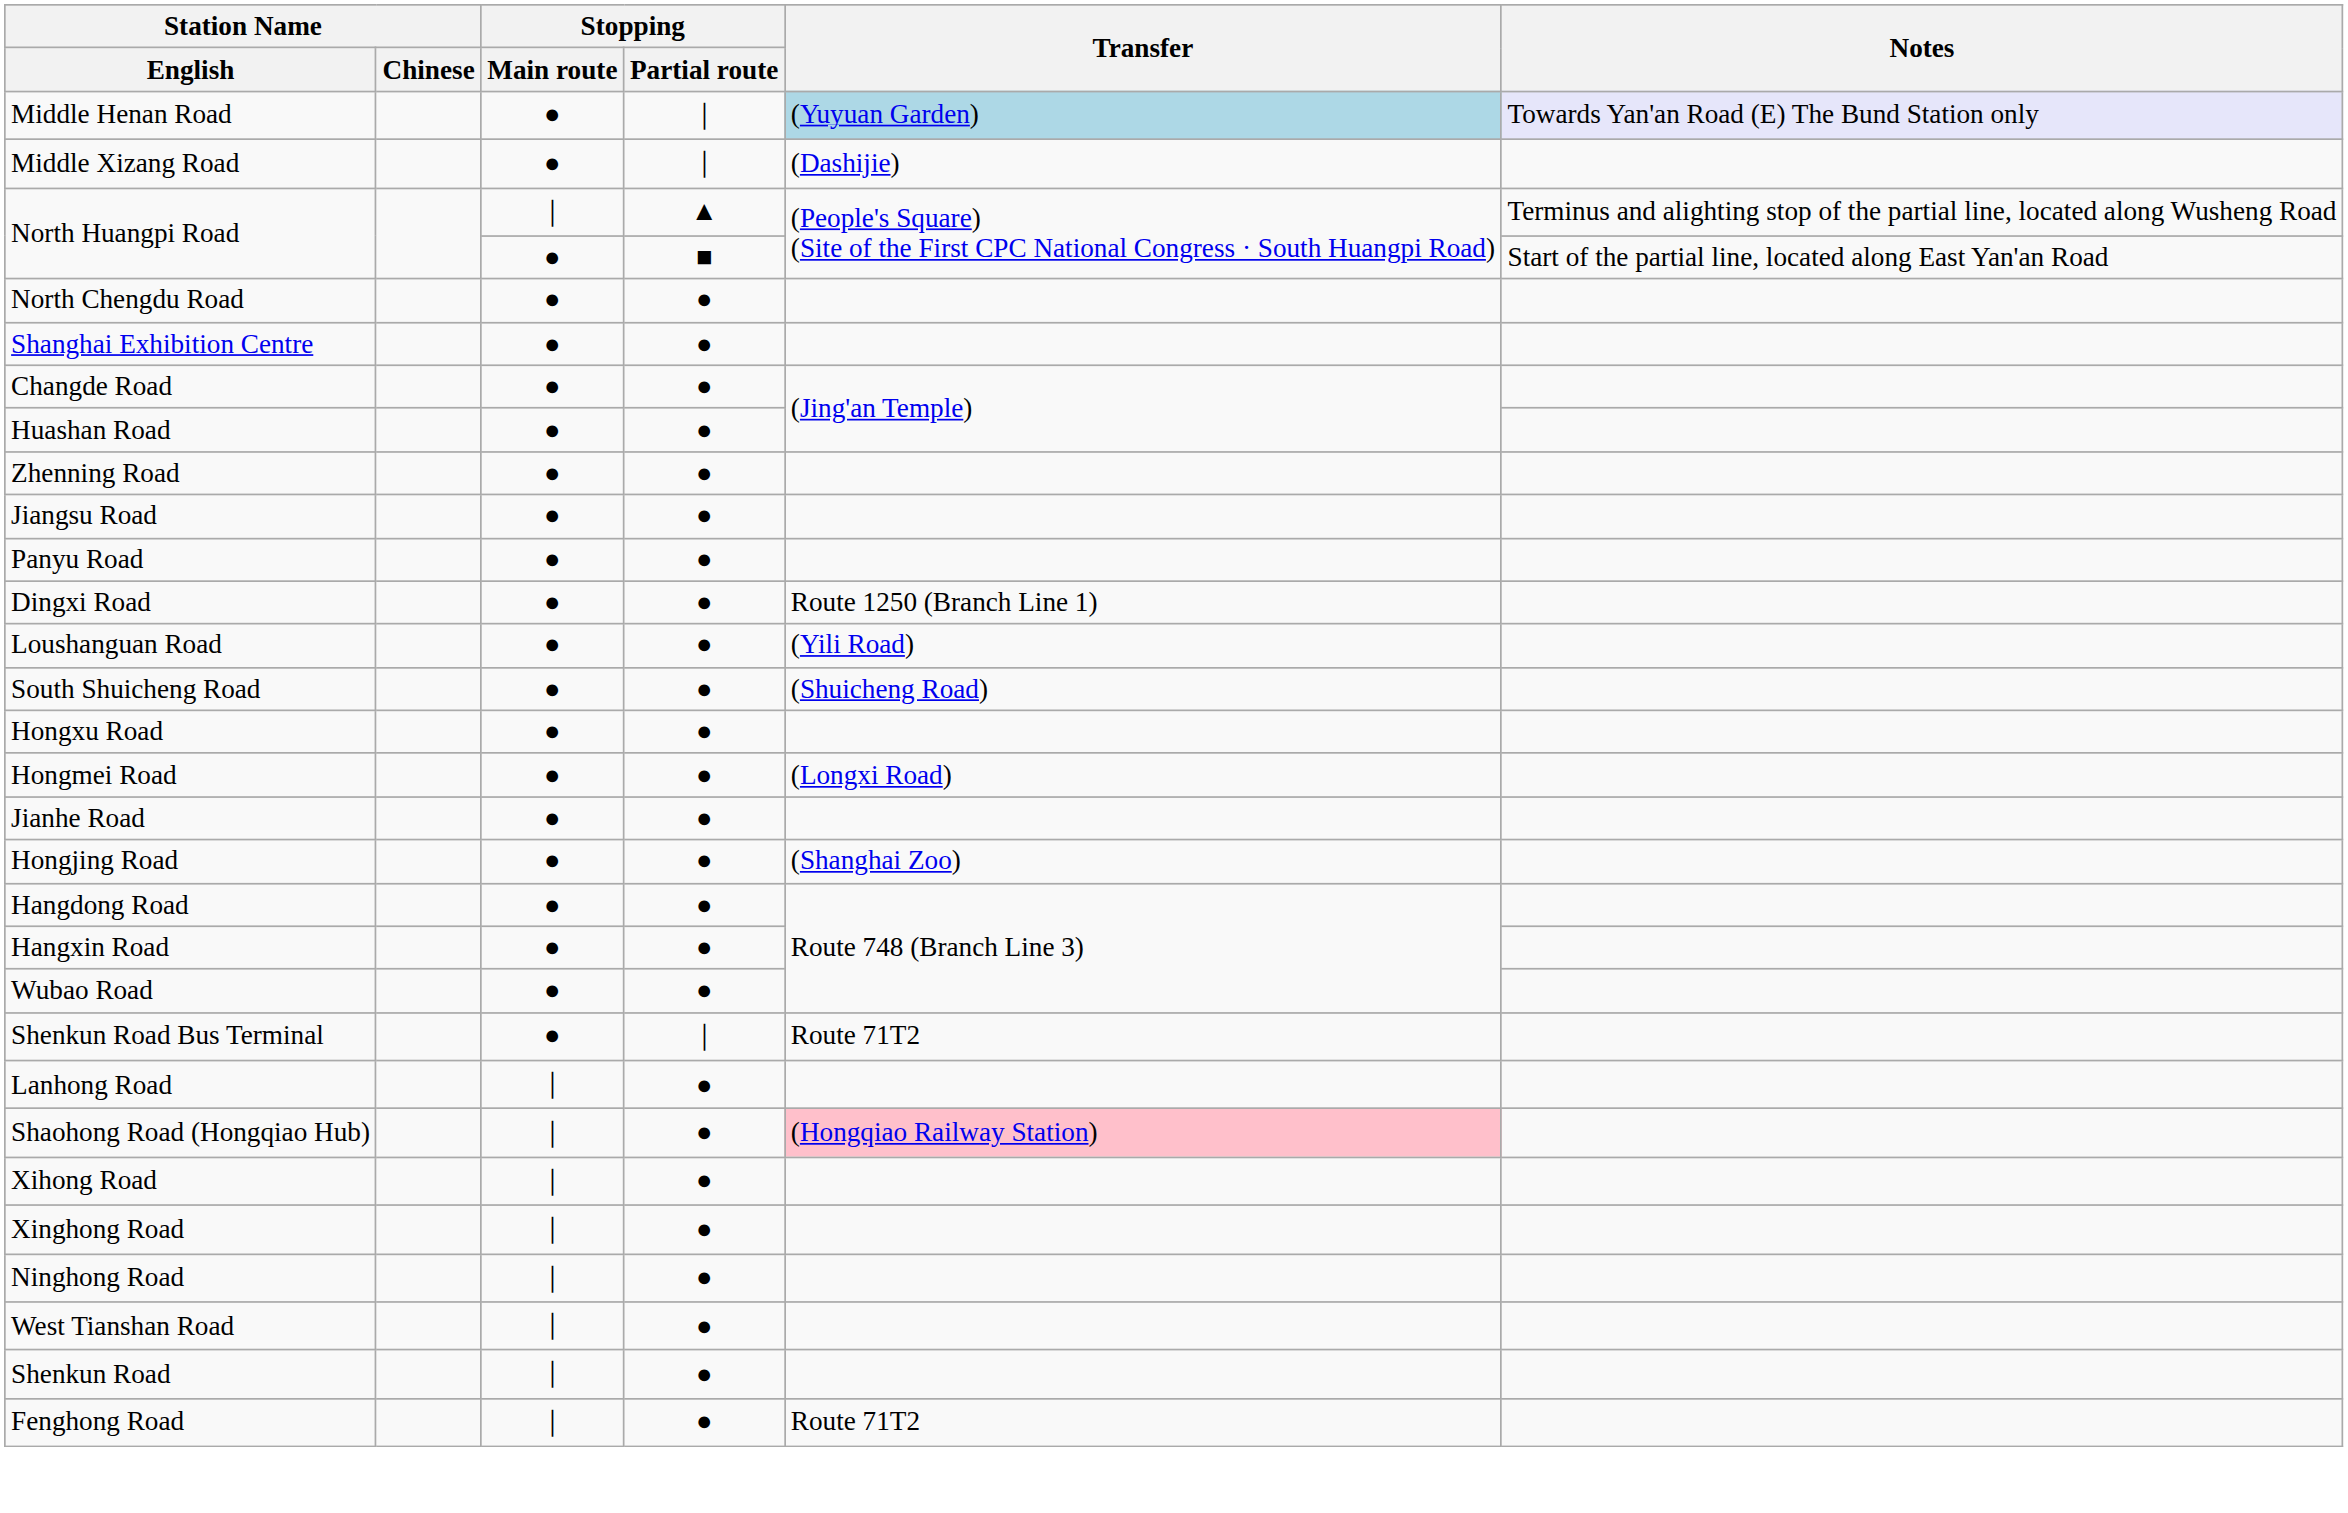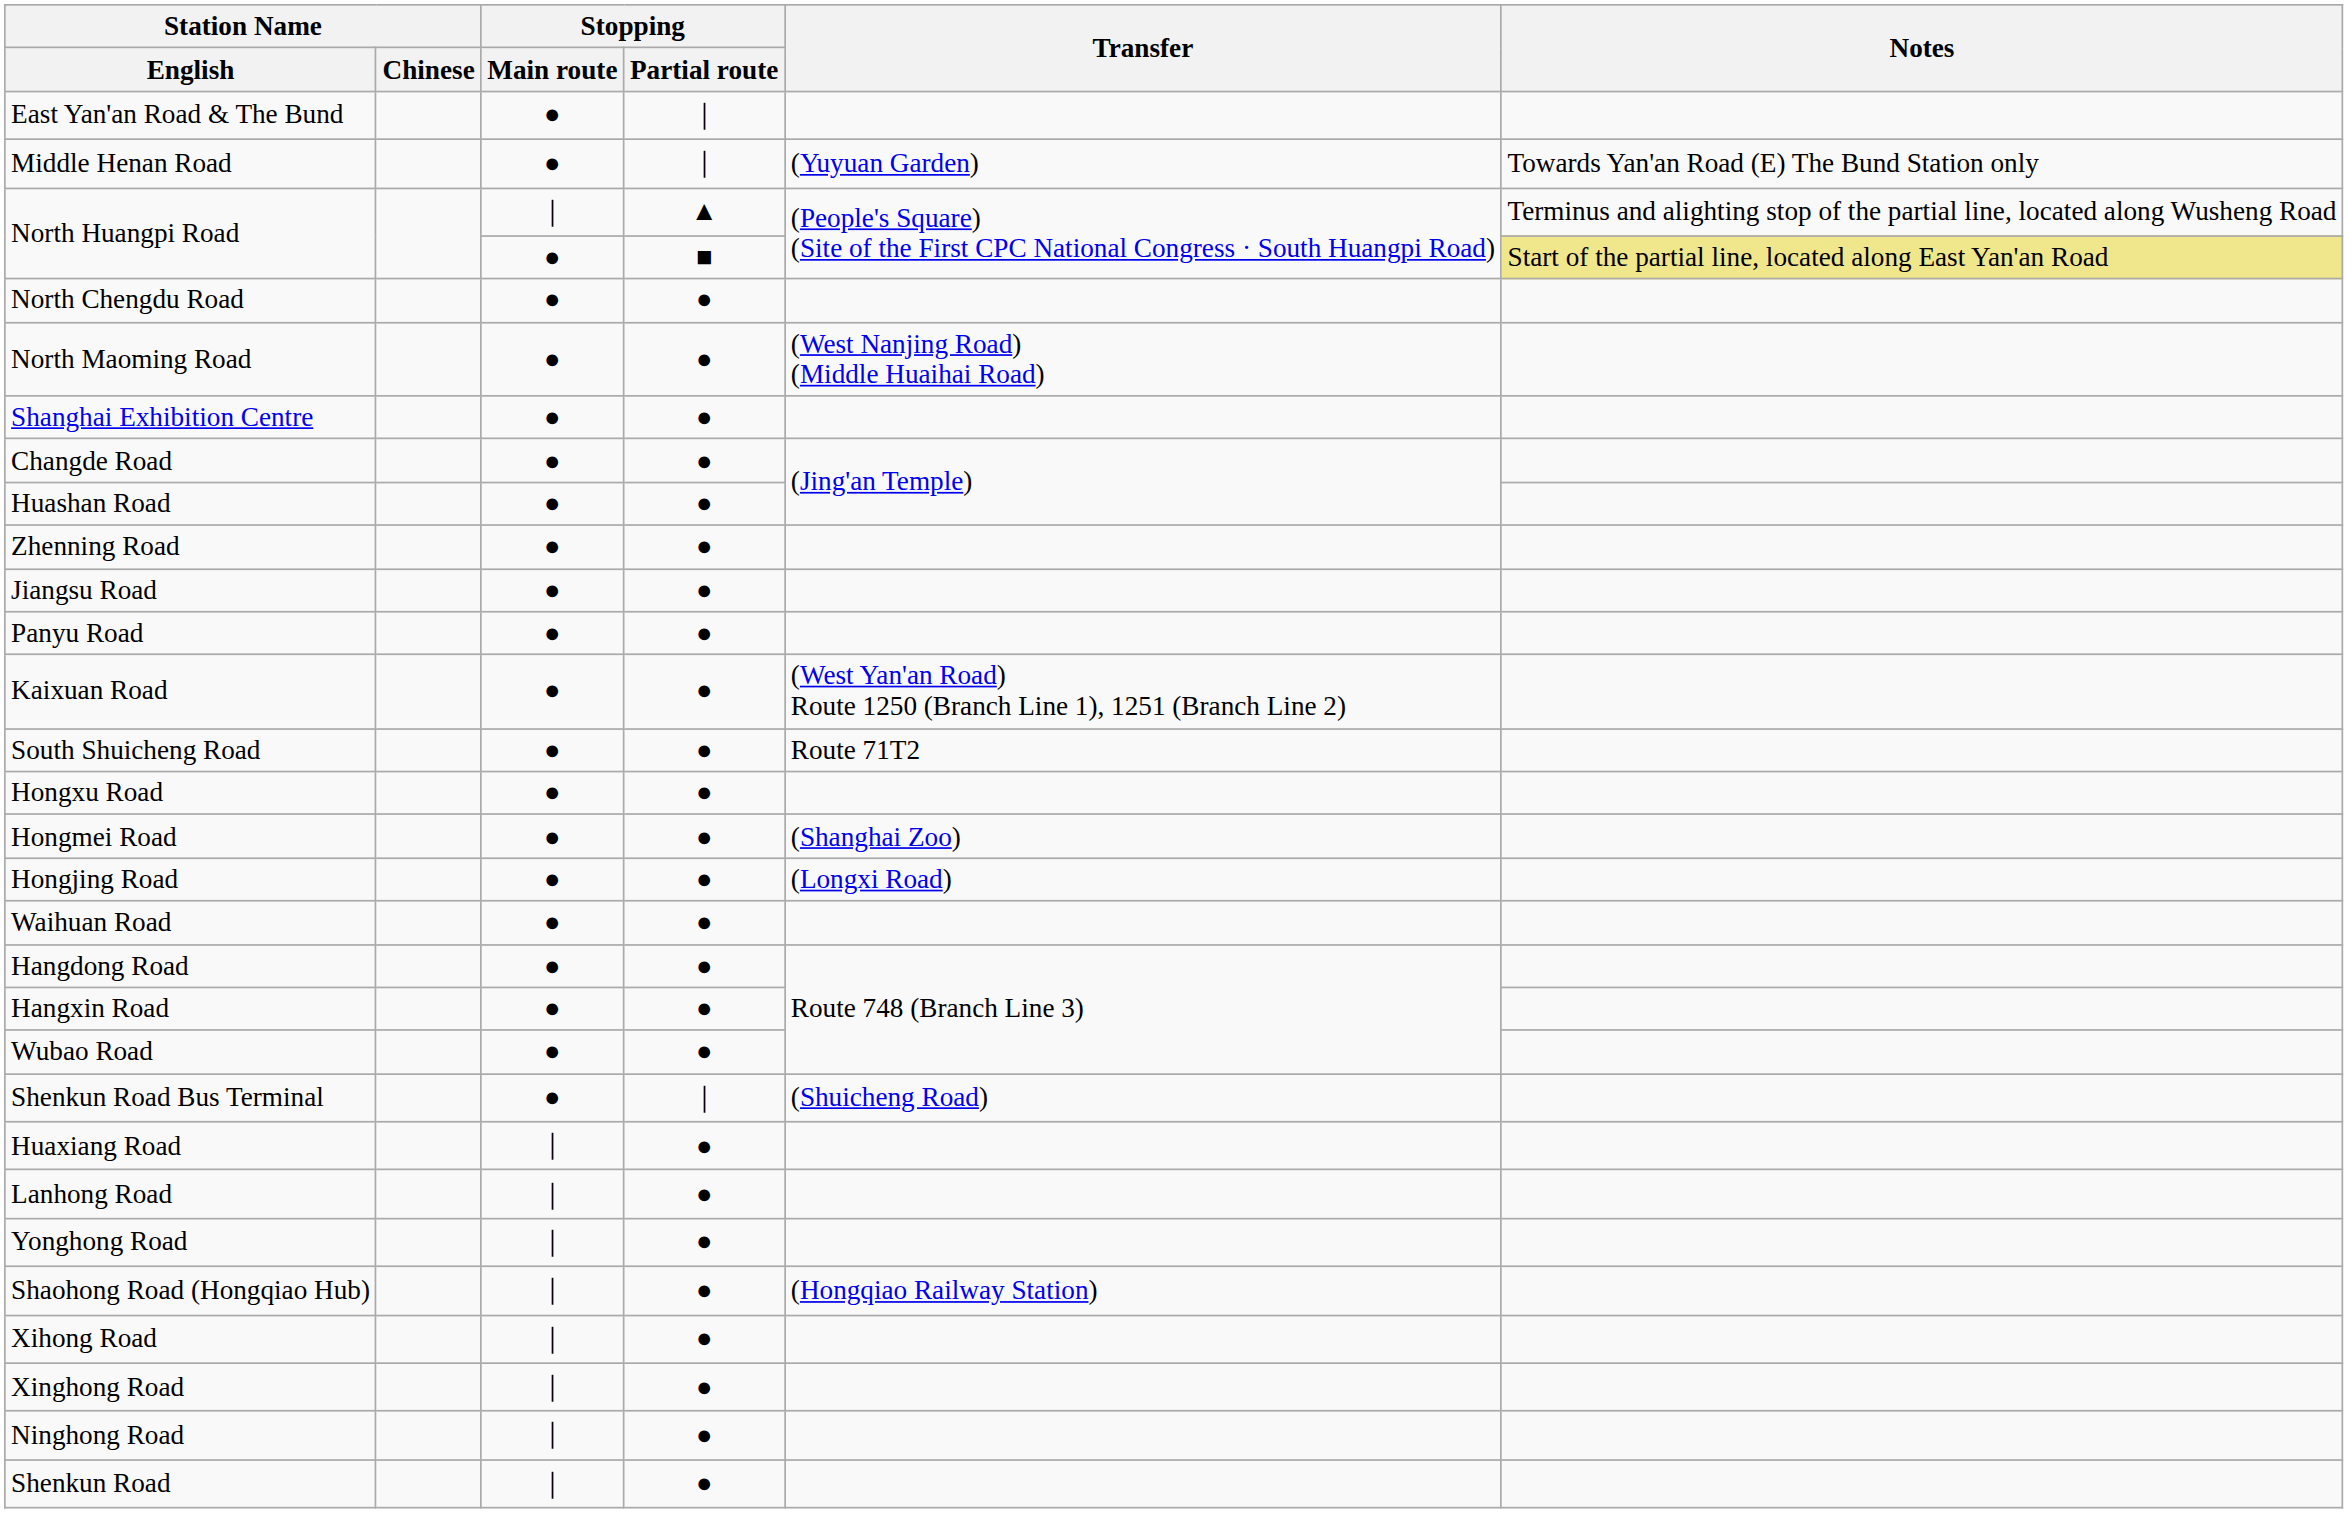+ row: (177, 114)
(885, 114) lightblue background -> (885, 163) no background
(1773, 114) lavender background -> (1773, 163) no background
- row: (125, 163)
(1808, 257) no background -> (1808, 257) khaki background
+ row: (131, 358)
- row: (81, 602)
+ row: (89, 691)
- row: (117, 645)
(889, 688) (Shuicheng Road) -> (855, 749) Route 71T2
(871, 774) (Longxi Road) -> (876, 835) (Shanghai Zoo)
- row: (78, 817)
(876, 860) (Shanghai Zoo) -> (871, 879) (Longxi Road)
+ row: (91, 922)
(855, 1036) Route 71T2 -> (889, 1097) (Shuicheng Road)
+ row: (96, 1145)
+ row: (99, 1241)
(944, 1132) pink background -> (944, 1290) no background
- row: (123, 1325)
- row: (98, 1421)
